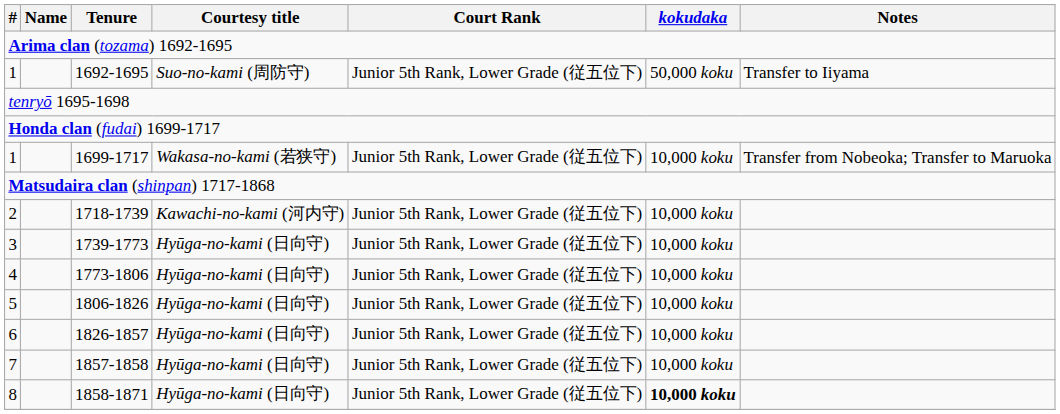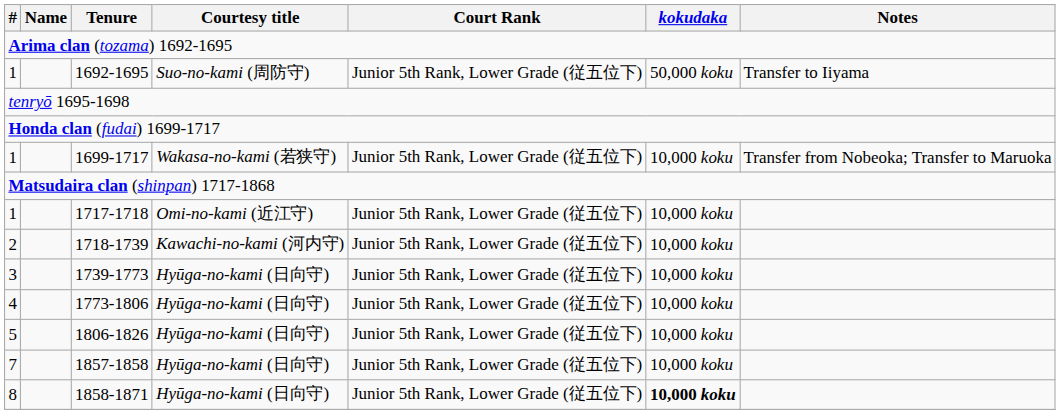+ row: (112, 214)
- row: (112, 334)
